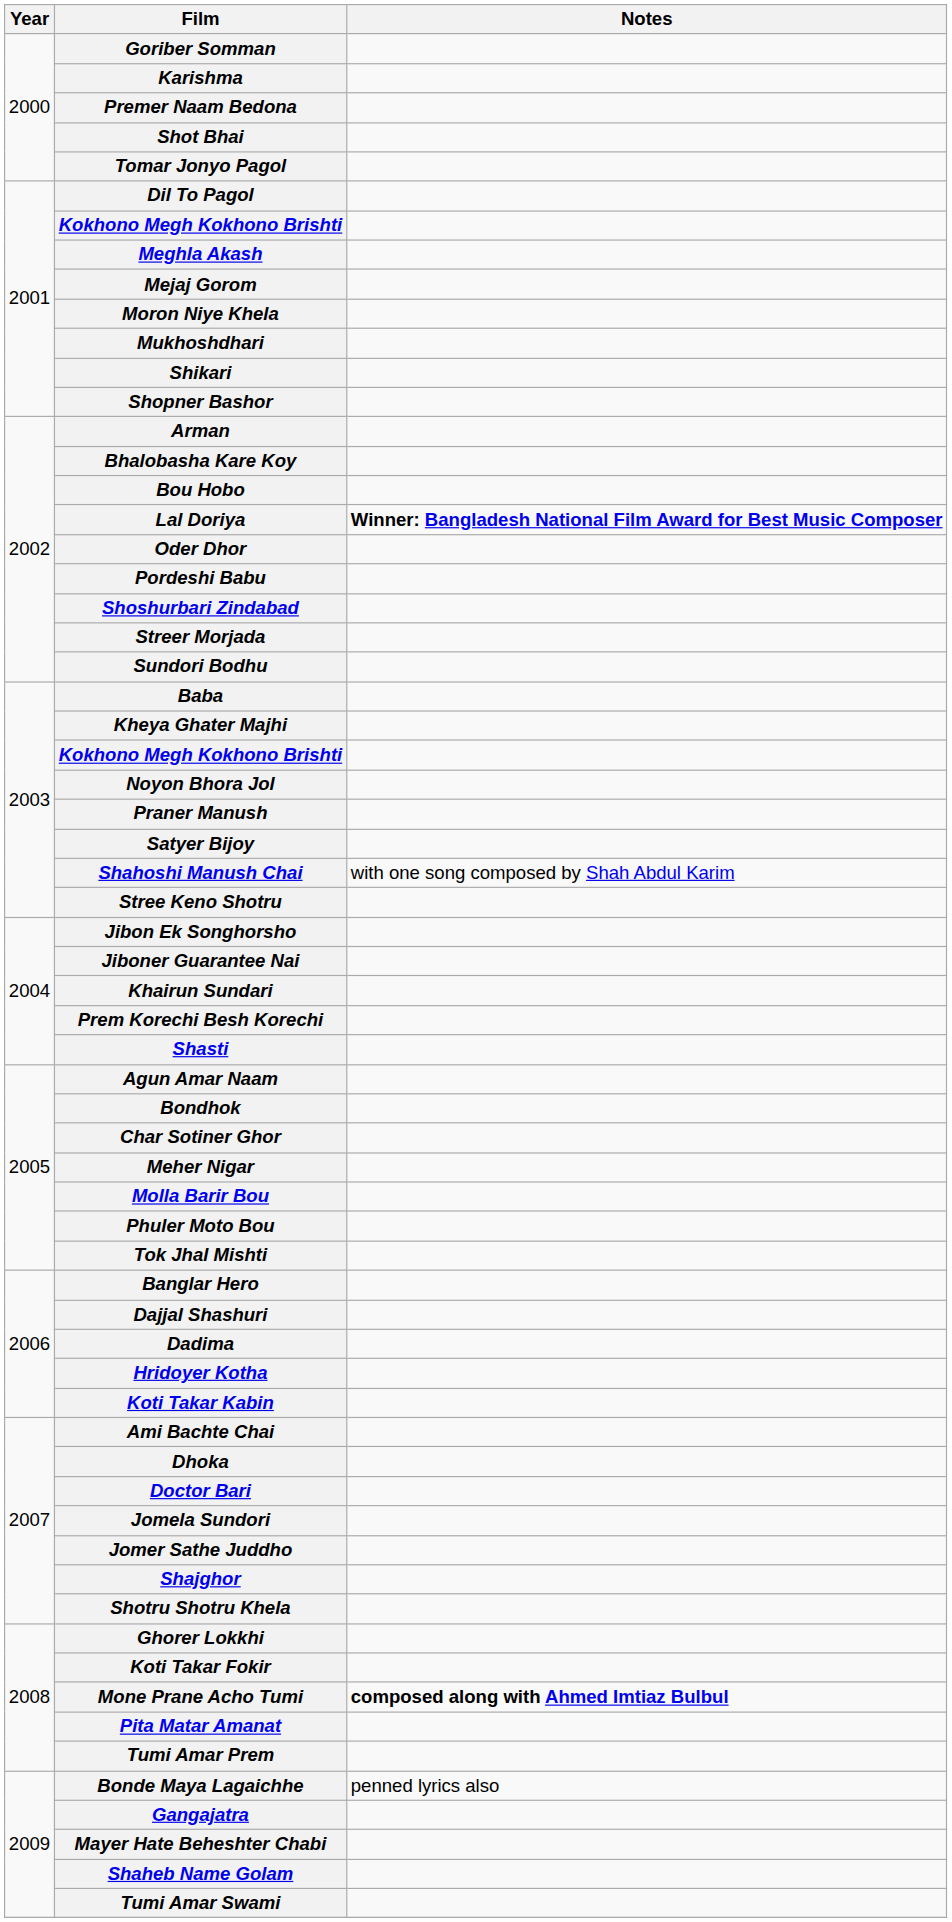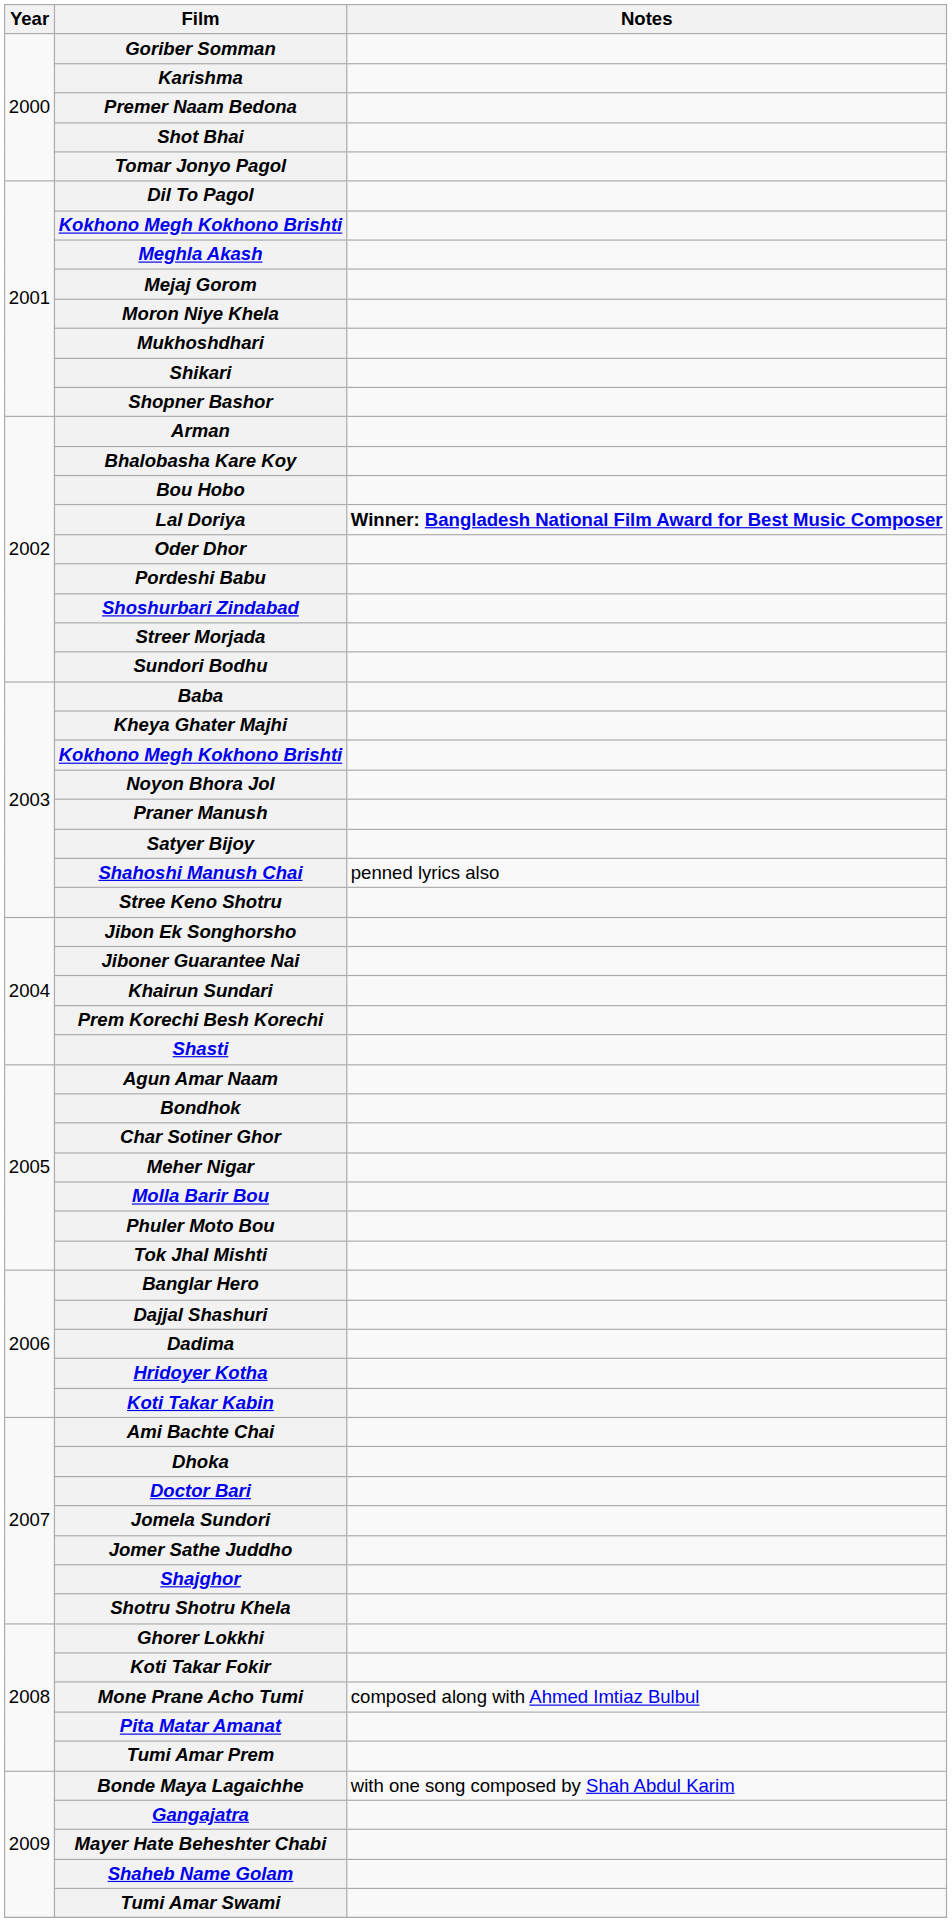(543, 872) with one song composed by Shah Abdul Karim -> (425, 872) penned lyrics also
(540, 1697) bold -> (525, 1697) normal
(425, 1785) penned lyrics also -> (543, 1785) with one song composed by Shah Abdul Karim
